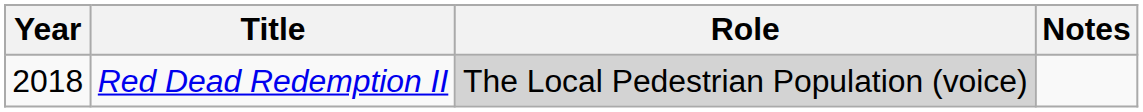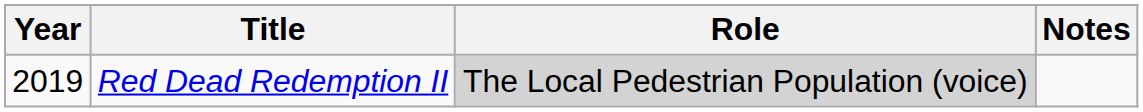(48, 80) 2018 -> (48, 80) 2019
